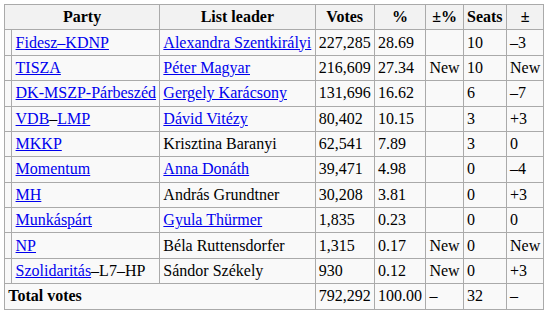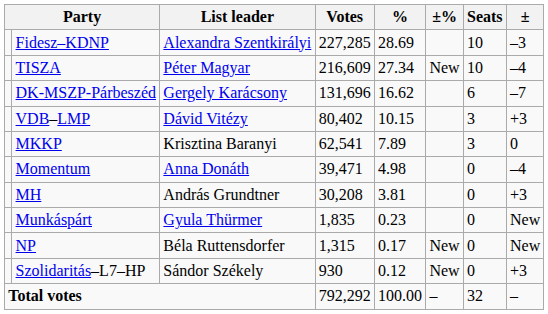(525, 67) New -> (518, 67) –4
(514, 220) 0 -> (525, 220) New
